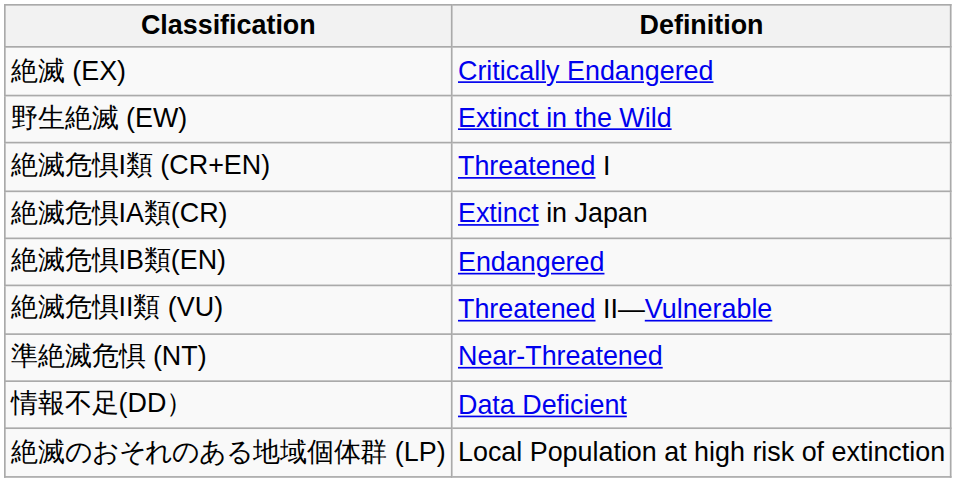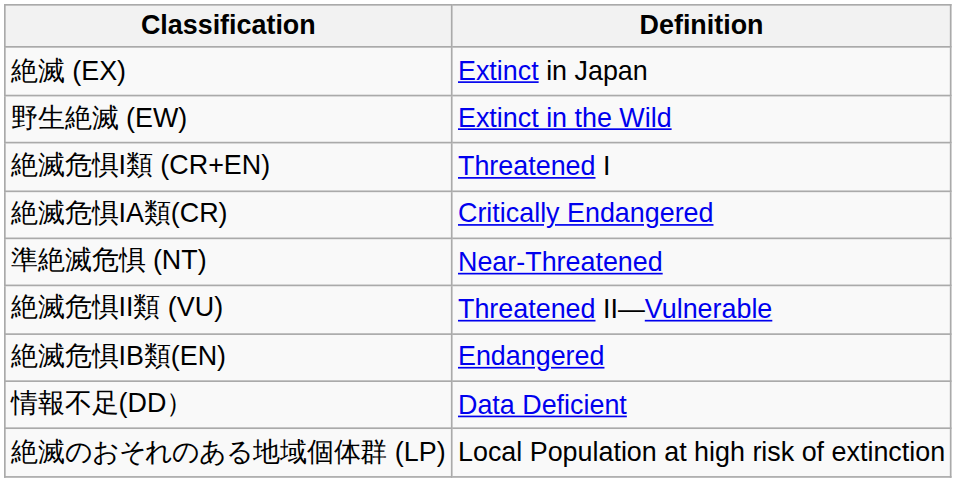(586, 70) Critically Endangered -> (553, 70) Extinct in Japan
(553, 213) Extinct in Japan -> (586, 213) Critically Endangered
rows swapped: (119, 260) <-> (109, 356)
